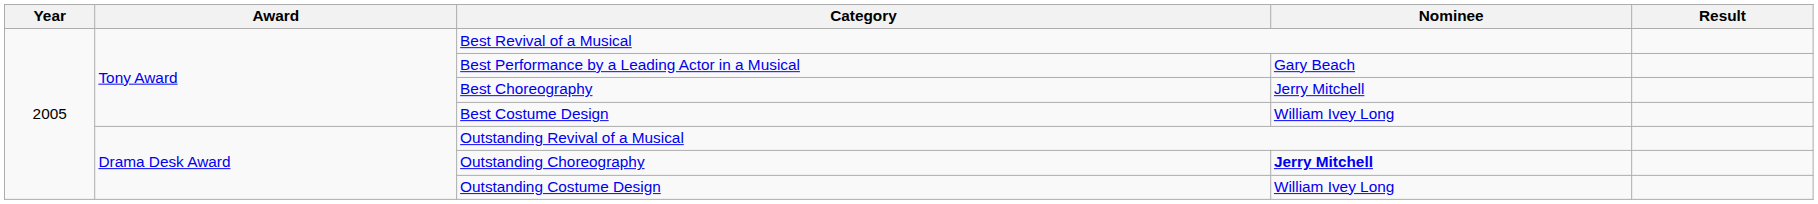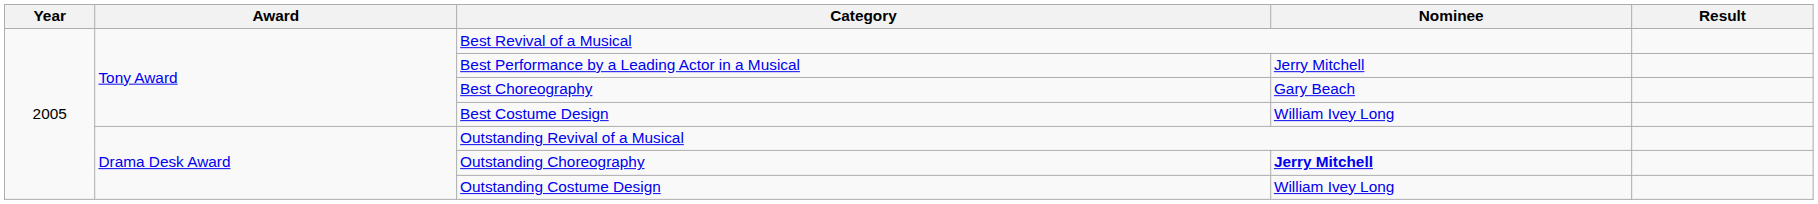(1314, 65) Gary Beach -> (1319, 65) Jerry Mitchell
(1319, 89) Jerry Mitchell -> (1314, 89) Gary Beach
